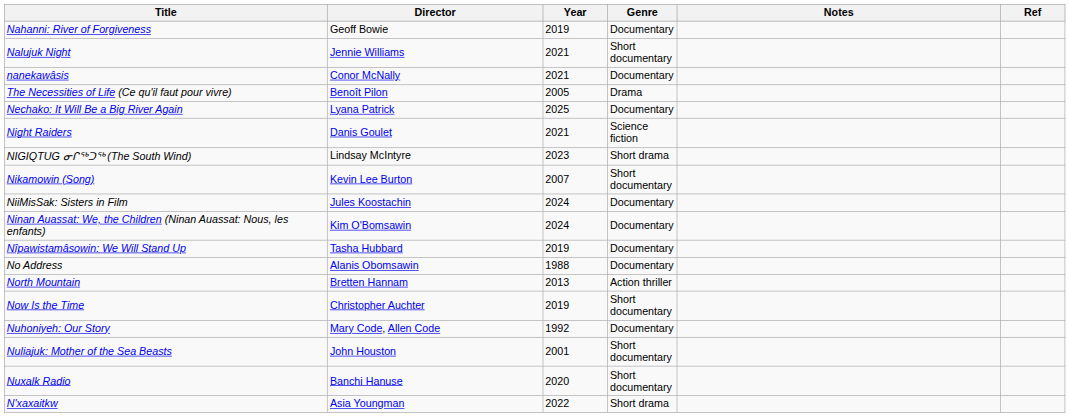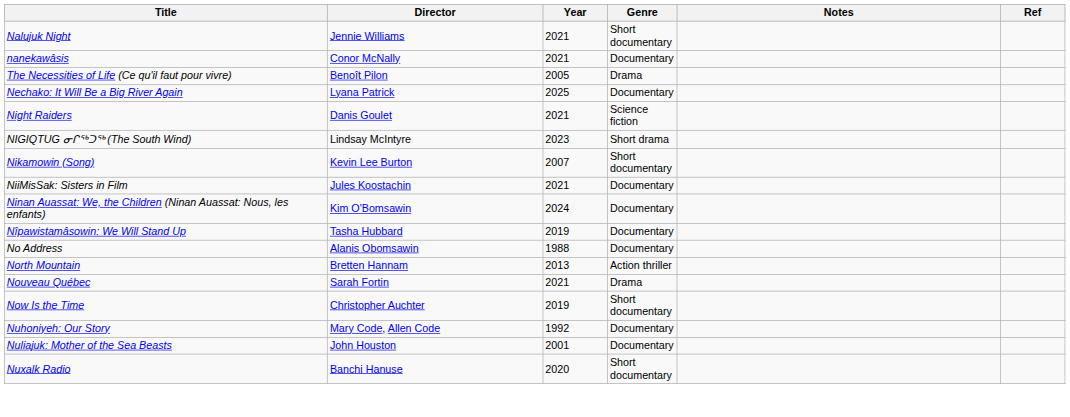- row: (79, 30)
(557, 202) 2024 -> (557, 185) 2021
+ row: (49, 282)
(641, 352) Short documentary -> (642, 345) Documentary
- row: (32, 404)
